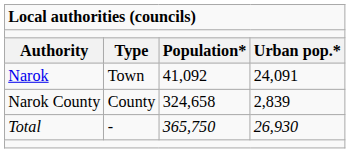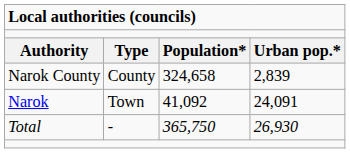rows swapped: (28, 76) <-> (54, 101)
